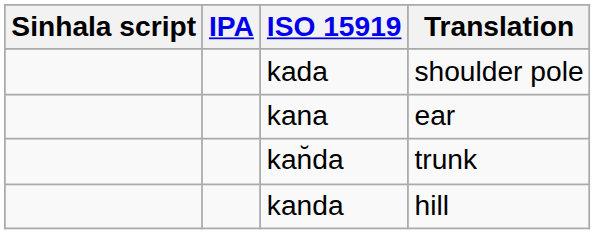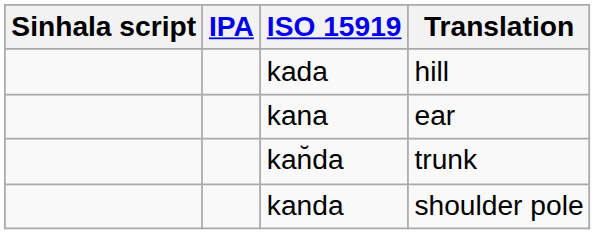(499, 71) shoulder pole -> (432, 71) hill
(432, 205) hill -> (499, 205) shoulder pole
